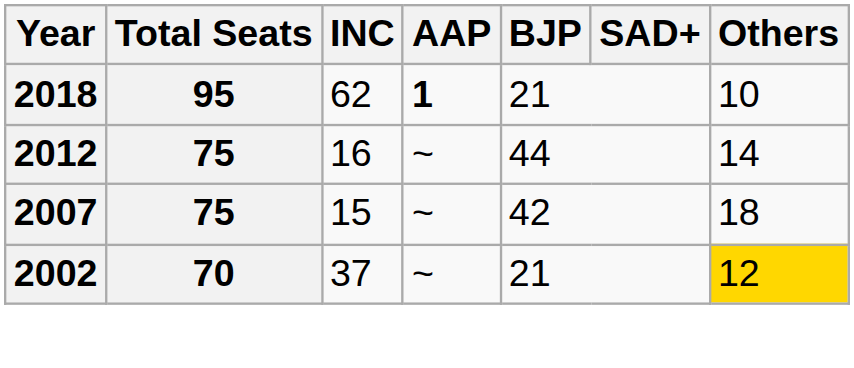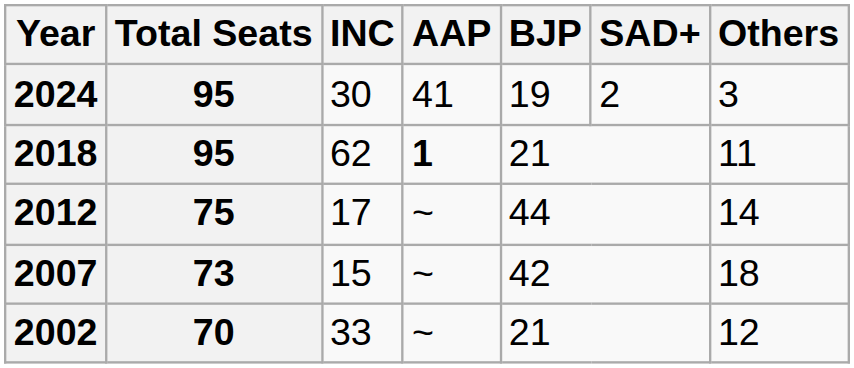+ row: (56, 93)
(739, 93) 10 -> (737, 153) 11
(351, 153) 16 -> (351, 213) 17
(214, 213) 75 -> (214, 272) 73
(351, 272) 37 -> (351, 332) 33
(739, 272) gold background -> (739, 332) no background
